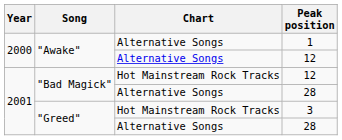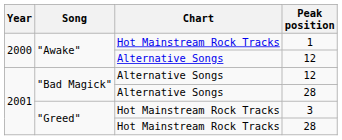(170, 42) Alternative Songs -> (198, 42) Hot Mainstream Rock Tracks
(198, 76) Hot Mainstream Rock Tracks -> (170, 76) Alternative Songs
(170, 127) Alternative Songs -> (198, 127) Hot Mainstream Rock Tracks
